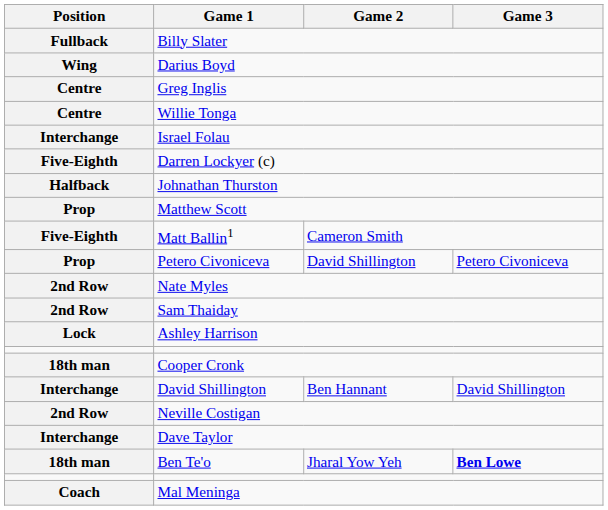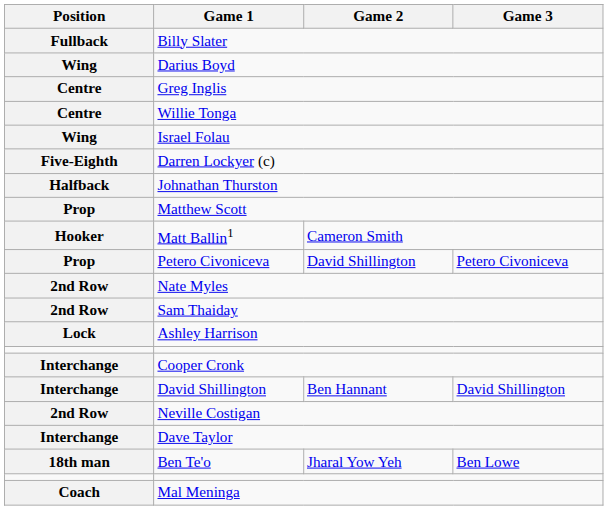(79, 137) Interchange -> (79, 137) Wing
(79, 235) Five-Eighth -> (79, 235) Hooker
(79, 365) 18th man -> (79, 365) Interchange
(489, 461) bold -> (488, 461) normal
